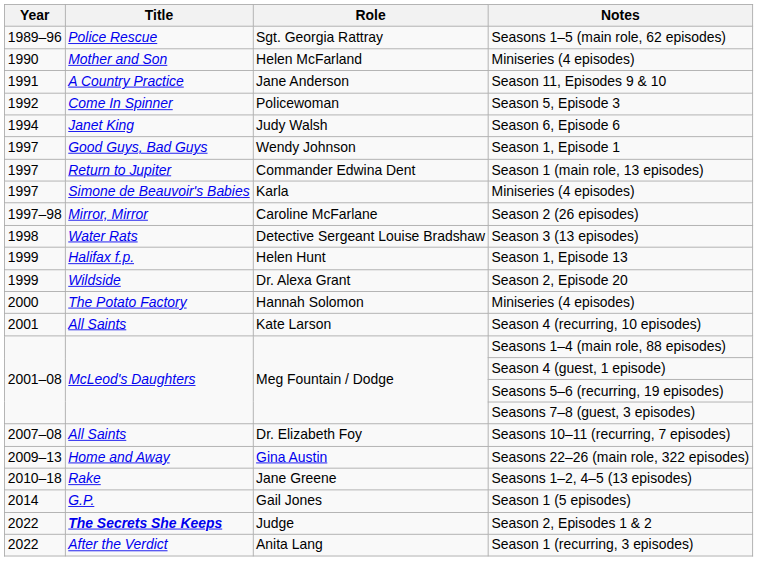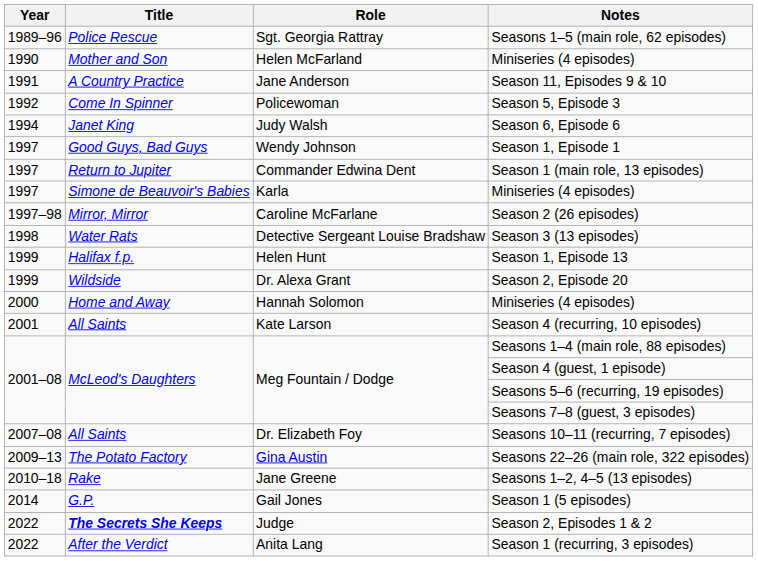(127, 302) The Potato Factory -> (119, 302) Home and Away
(119, 457) Home and Away -> (127, 457) The Potato Factory
